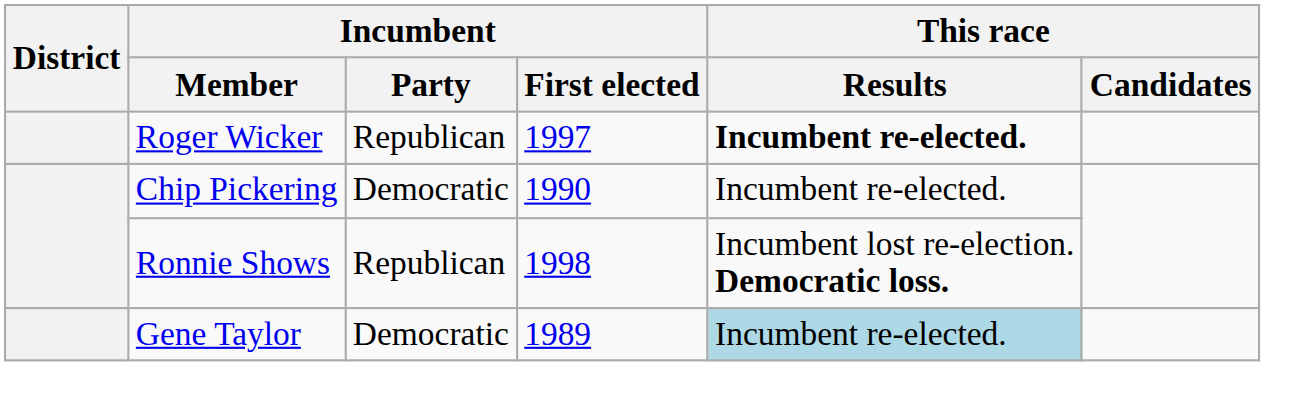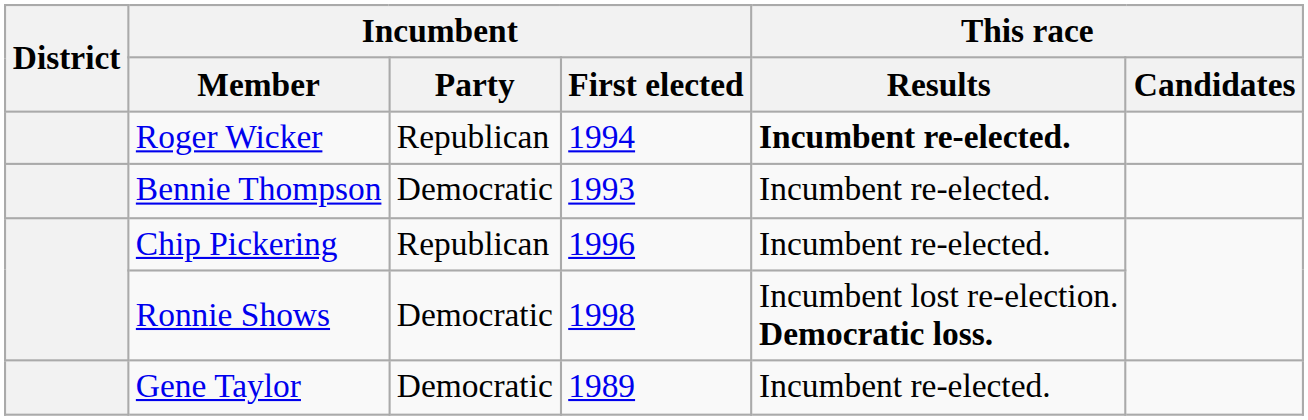(558, 137) 1997 -> (602, 137) 1994
+ row: (259, 190)
(431, 190) Democratic -> (473, 243) Republican
(558, 190) 1990 -> (602, 243) 1996
(429, 261) Republican -> (475, 314) Democratic
(861, 333) lightblue background -> (905, 386) no background
